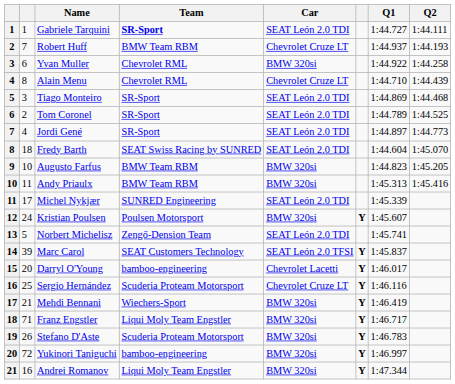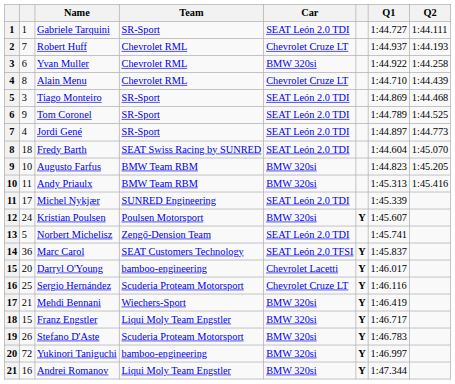(142, 30) bold -> (141, 30) normal
(160, 47) BMW Team RBM -> (154, 47) Chevrolet RML
(24, 115) 2 -> (24, 115) 9
(27, 251) 39 -> (27, 251) 36
(27, 319) 71 -> (27, 319) 15
